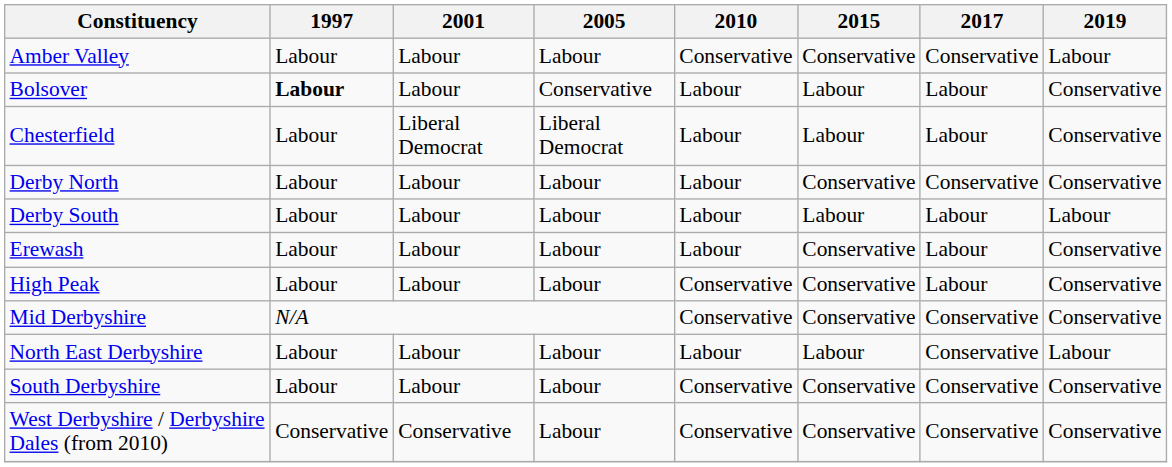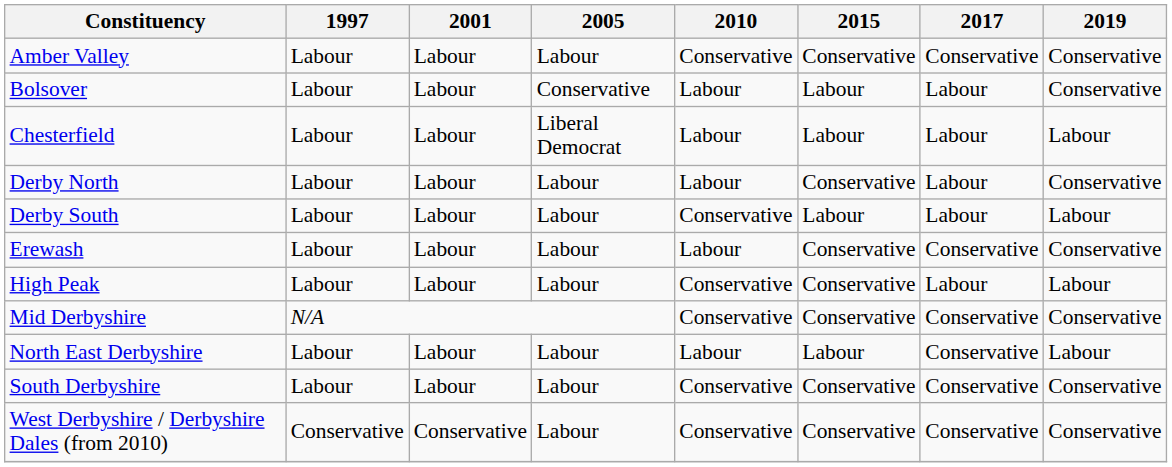(1079, 55) Labour -> (1105, 55) Conservative
(310, 89) bold -> (322, 89) normal
(440, 135) Liberal Democrat -> (445, 135) Labour
(1105, 135) Conservative -> (1079, 135) Labour
(982, 181) Conservative -> (956, 181) Labour
(710, 215) Labour -> (736, 215) Conservative
(956, 249) Labour -> (982, 249) Conservative
(1105, 283) Conservative -> (1079, 283) Labour
